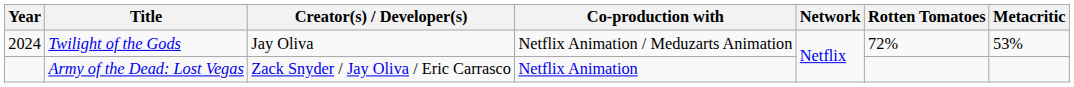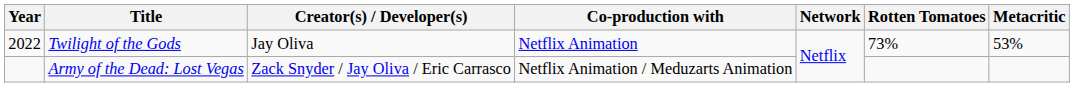(25, 43) 2024 -> (25, 43) 2022
(655, 43) Netflix Animation / Meduzarts Animation -> (578, 43) Netflix Animation
(883, 43) 72% -> (883, 43) 73%
(578, 69) Netflix Animation -> (655, 69) Netflix Animation / Meduzarts Animation
